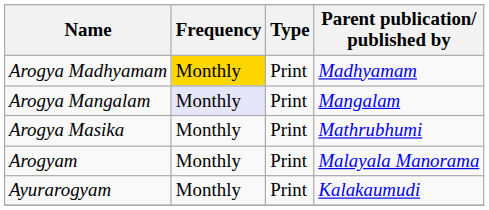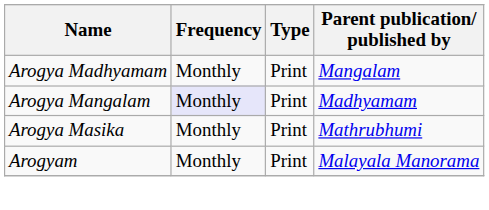(208, 70) gold background -> (208, 70) no background
(368, 70) Madhyamam -> (359, 70) Mangalam
(359, 100) Mangalam -> (368, 100) Madhyamam
- row: (60, 190)
